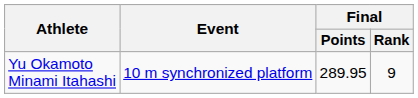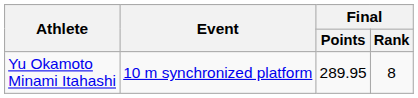(392, 73) 9 -> (392, 73) 8
